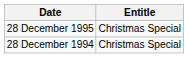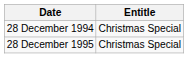rows swapped: (50, 45) <-> (50, 28)
